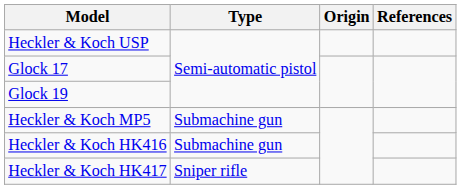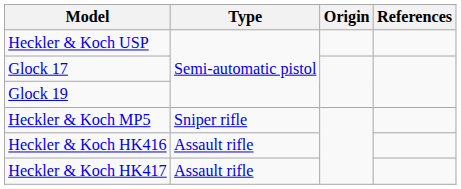(228, 119) Submachine gun -> (211, 119) Sniper rifle
(228, 145) Submachine gun -> (214, 145) Assault rifle
(211, 171) Sniper rifle -> (214, 171) Assault rifle
